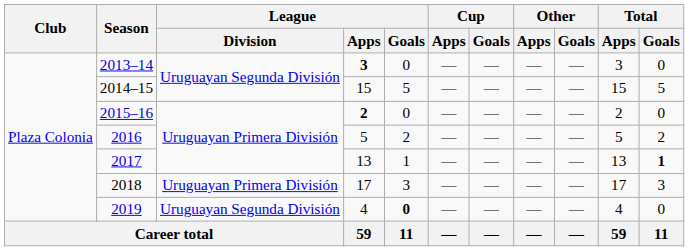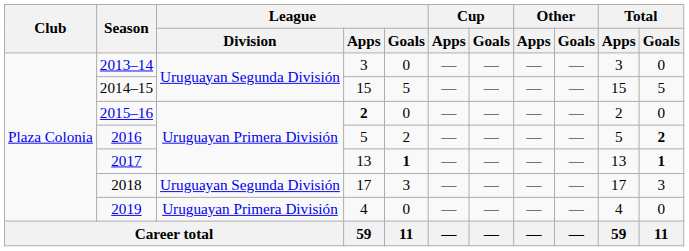(364, 64) bold -> (364, 64) normal
(661, 137) normal -> (661, 137) bold
(406, 161) normal -> (406, 161) bold
(250, 185) Uruguayan Primera División -> (250, 185) Uruguayan Segunda División
(250, 209) Uruguayan Segunda División -> (250, 209) Uruguayan Primera División
(406, 209) bold -> (406, 209) normal
